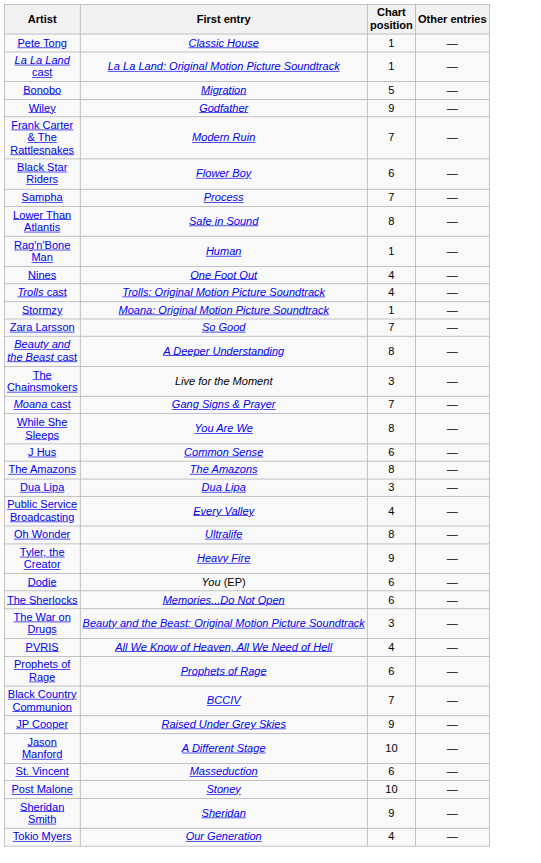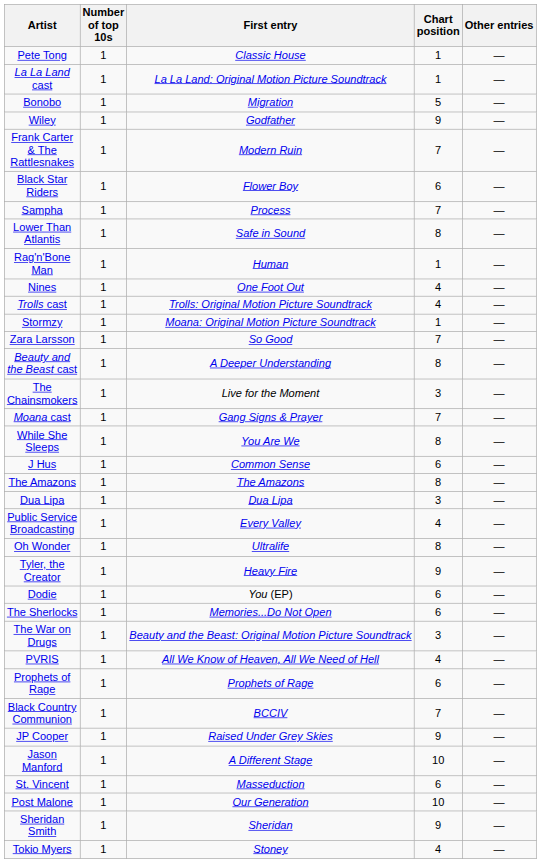+ column: (103, 25)
(224, 789) Stoney -> (270, 802) Our Generation
(224, 837) Our Generation -> (270, 849) Stoney
